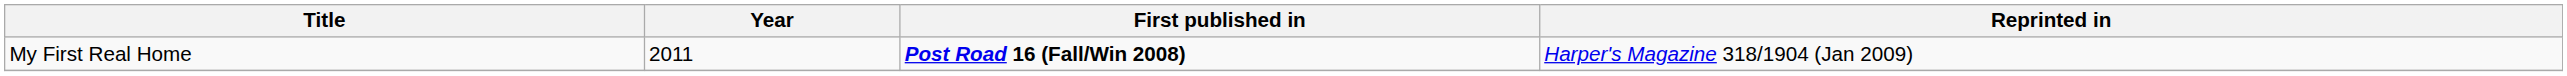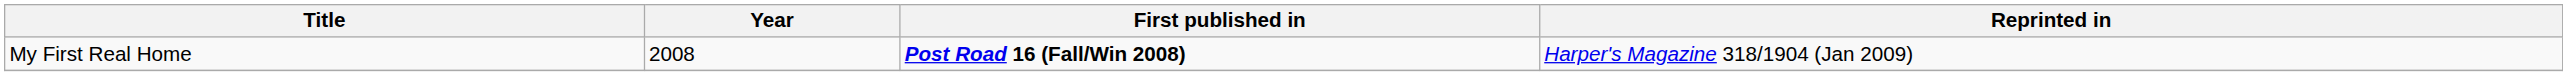(671, 53) 2011 -> (672, 53) 2008
